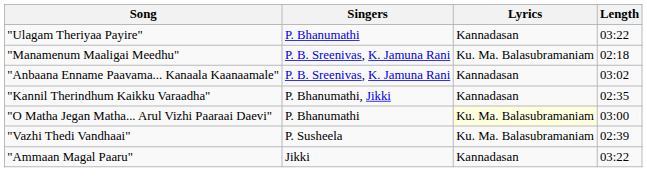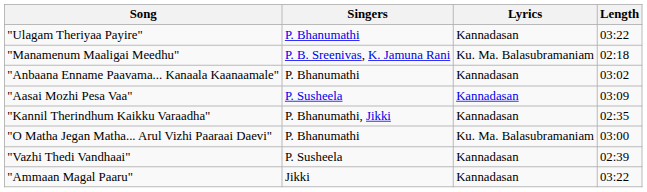(368, 75) P. B. Sreenivas, K. Jamuna Rani -> (322, 75) P. Bhanumathi
+ row: (70, 95)
(525, 116) lightyellow background -> (525, 136) no background
(525, 136) Ku. Ma. Balasubramaniam -> (487, 156) Kannadasan
